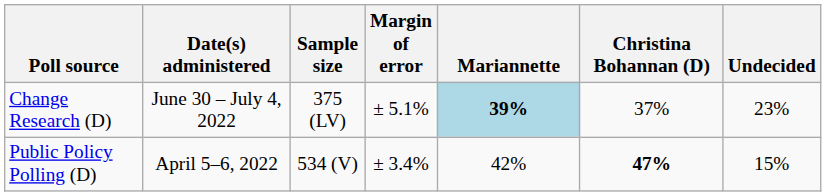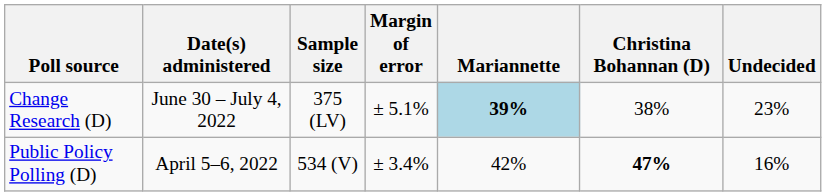(652, 109) 37% -> (652, 109) 38%
(772, 164) 15% -> (772, 164) 16%
